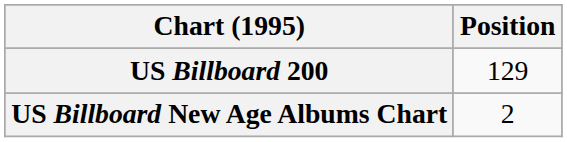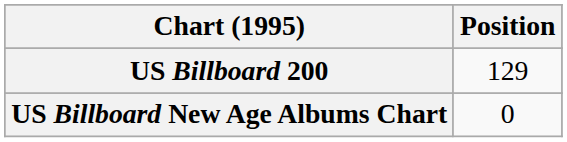(508, 114) 2 -> (508, 114) 0
